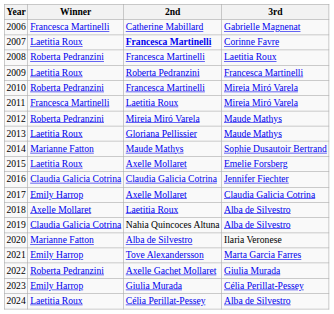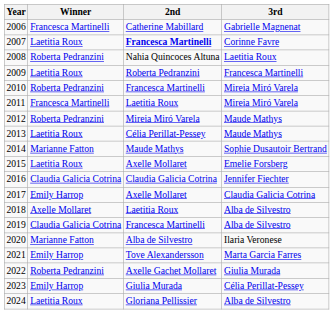(165, 57) Francesca Martinelli -> (173, 57) Nahia Quincoces Altuna
(161, 133) Gloriana Pellissier -> (166, 133) Célia Perillat-Pessey
(173, 225) Nahia Quincoces Altuna -> (165, 225) Francesca Martinelli
(166, 301) Célia Perillat-Pessey -> (161, 301) Gloriana Pellissier
